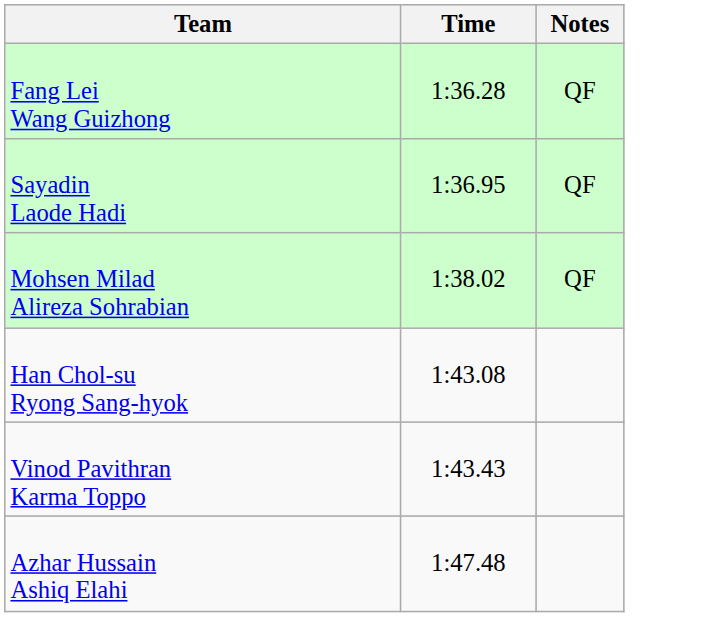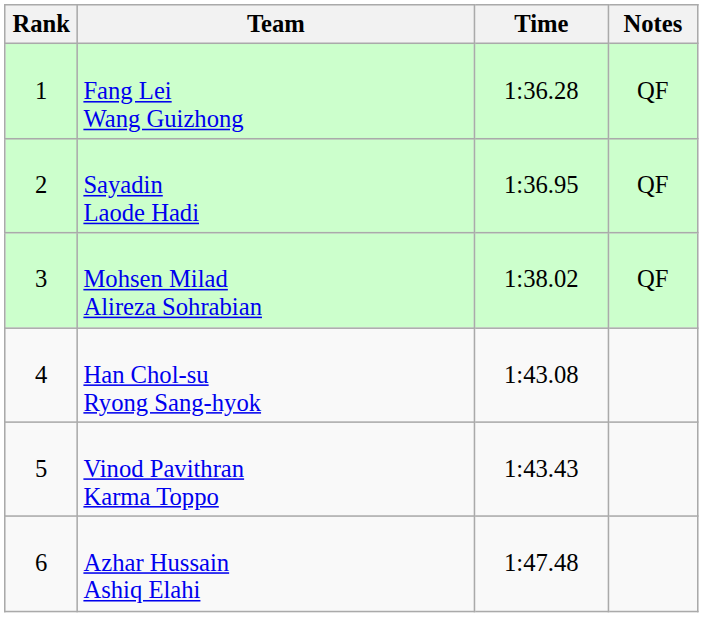+ column: (41, 24)
